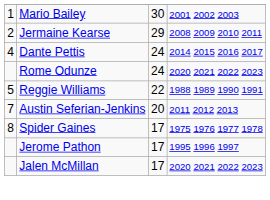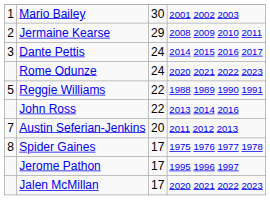(10, 52) 4 -> (10, 52) 3
+ row: (48, 109)
